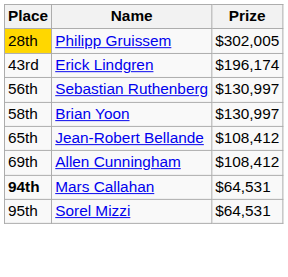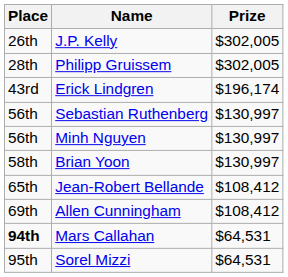+ row: (86, 41)
(23, 41) gold background -> (23, 65) no background
+ row: (100, 138)
